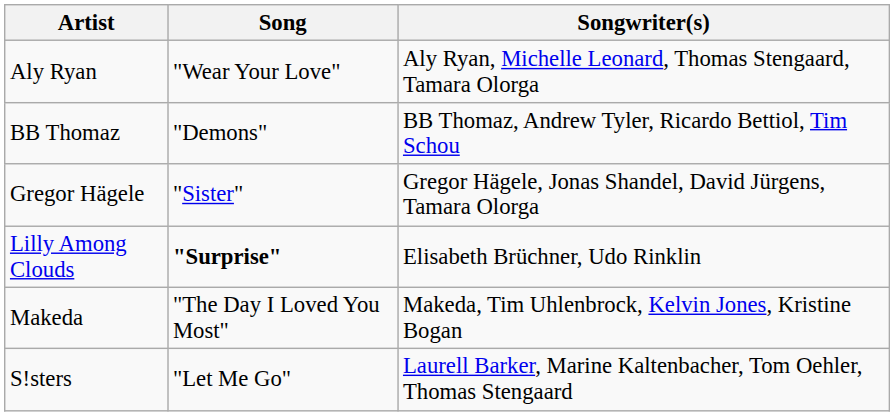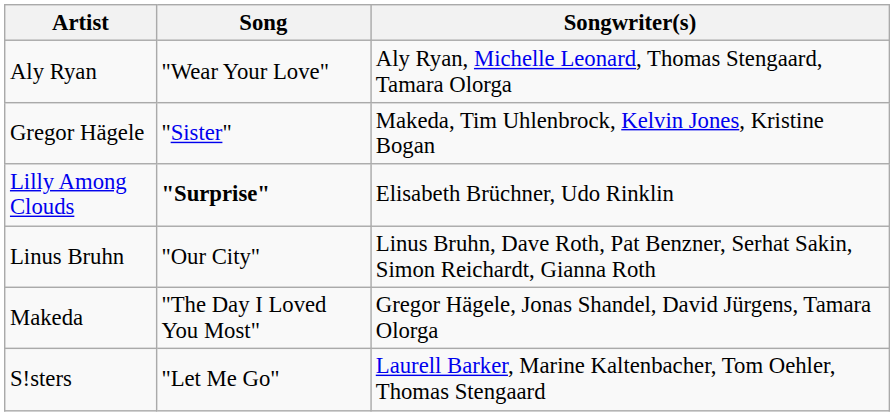- row: (65, 132)
(614, 194) Gregor Hägele, Jonas Shandel, David Jürgens, Tamara Olorga -> (600, 132) Makeda, Tim Uhlenbrock, Kelvin Jones, Kristine Bogan
+ row: (67, 256)
(627, 317) Makeda, Tim Uhlenbrock, Kelvin Jones, Kristine Bogan -> (623, 317) Gregor Hägele, Jonas Shandel, David Jürgens, Tamara Olorga
